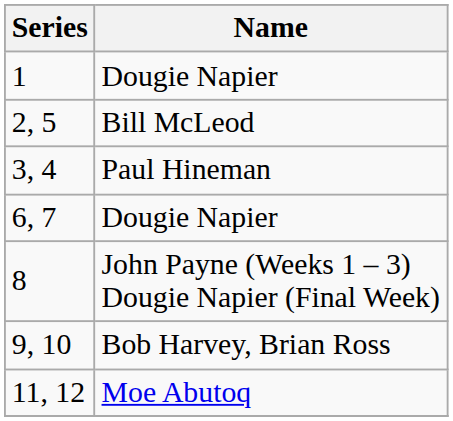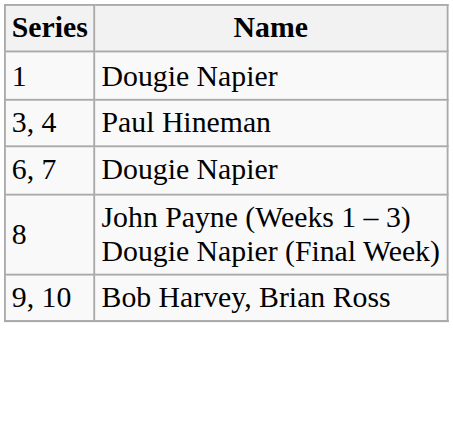- row: (34, 122)
- row: (48, 391)
